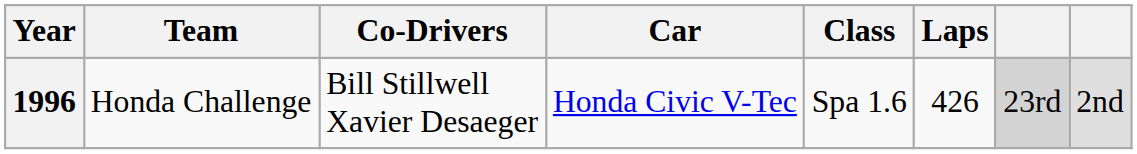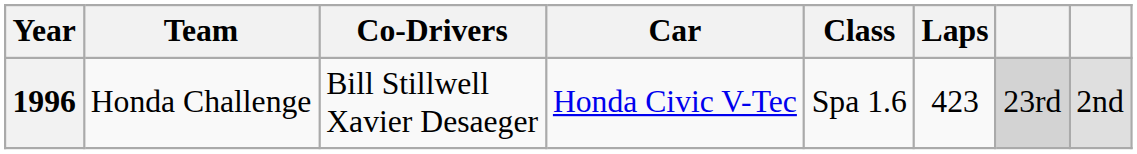(955, 101) 426 -> (955, 101) 423
